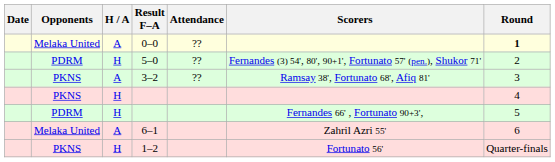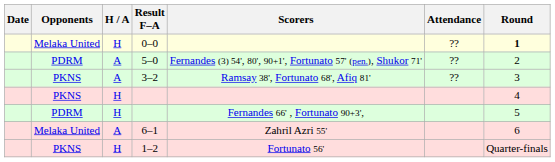columns swapped: (355, 19) <-> (197, 19)
(117, 43) A -> (117, 43) H
(117, 60) H -> (117, 60) A
